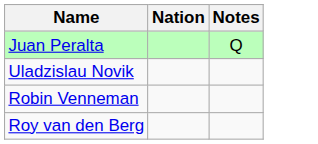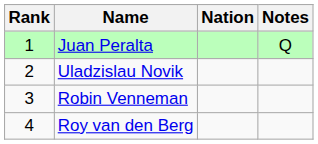+ column: (29, 17)
